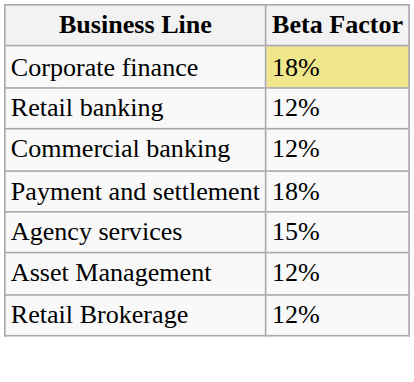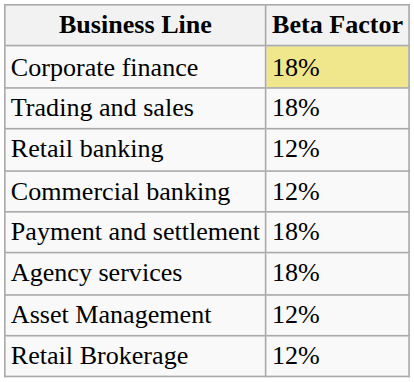+ row: (102, 107)
(296, 231) 15% -> (296, 273) 18%
